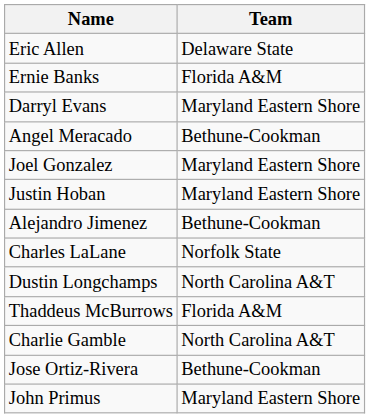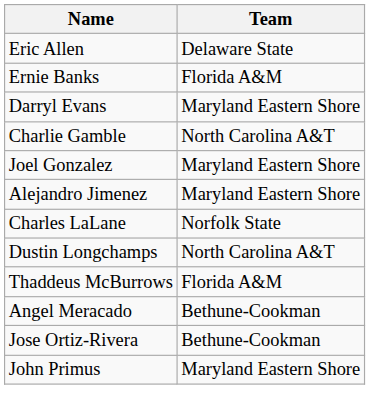rows swapped: (67, 340) <-> (70, 135)
- row: (57, 194)
(251, 223) Bethune-Cookman -> (271, 194) Maryland Eastern Shore
